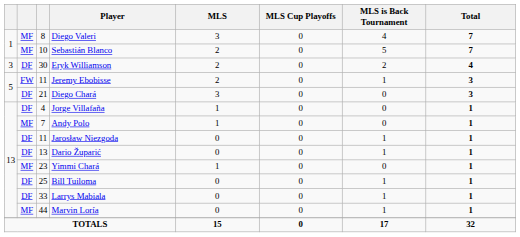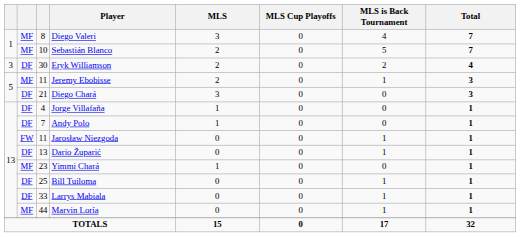(27, 80) FW -> (27, 80) MF
(27, 123) MF -> (27, 123) DF
(27, 138) DF -> (27, 138) FW
